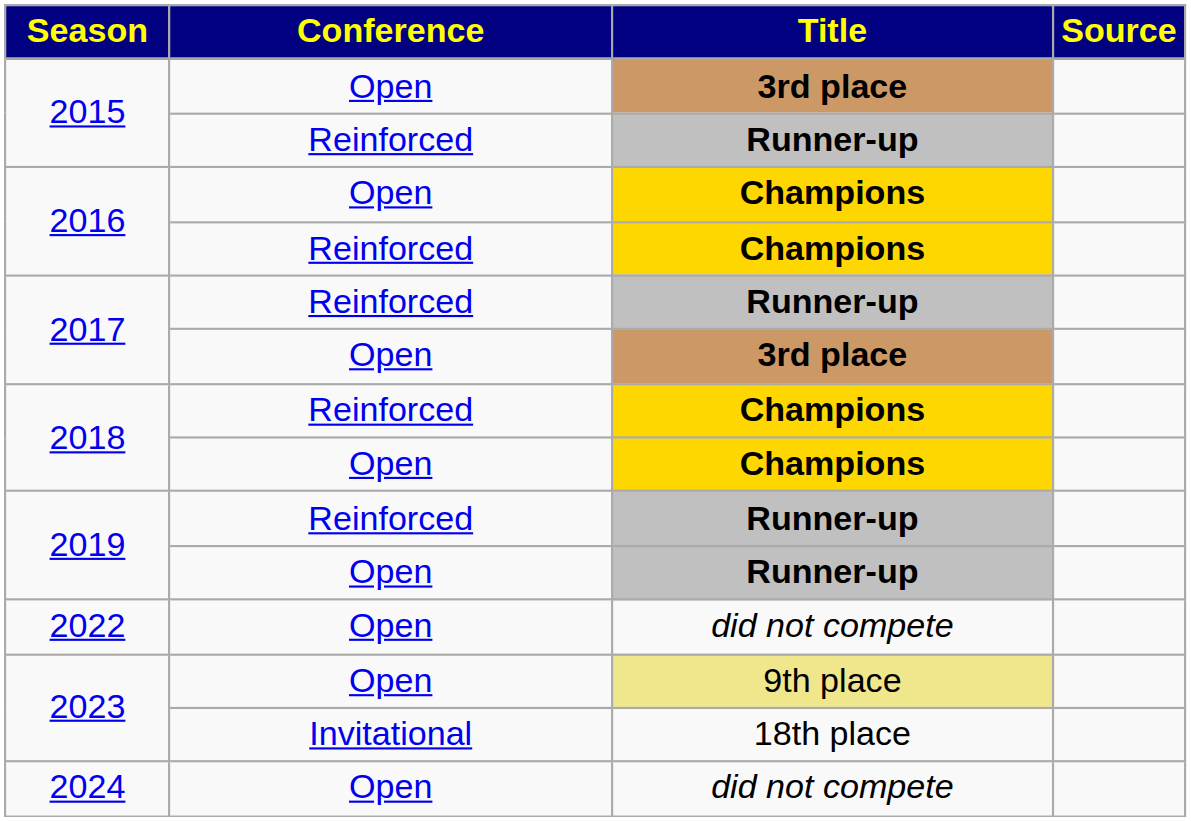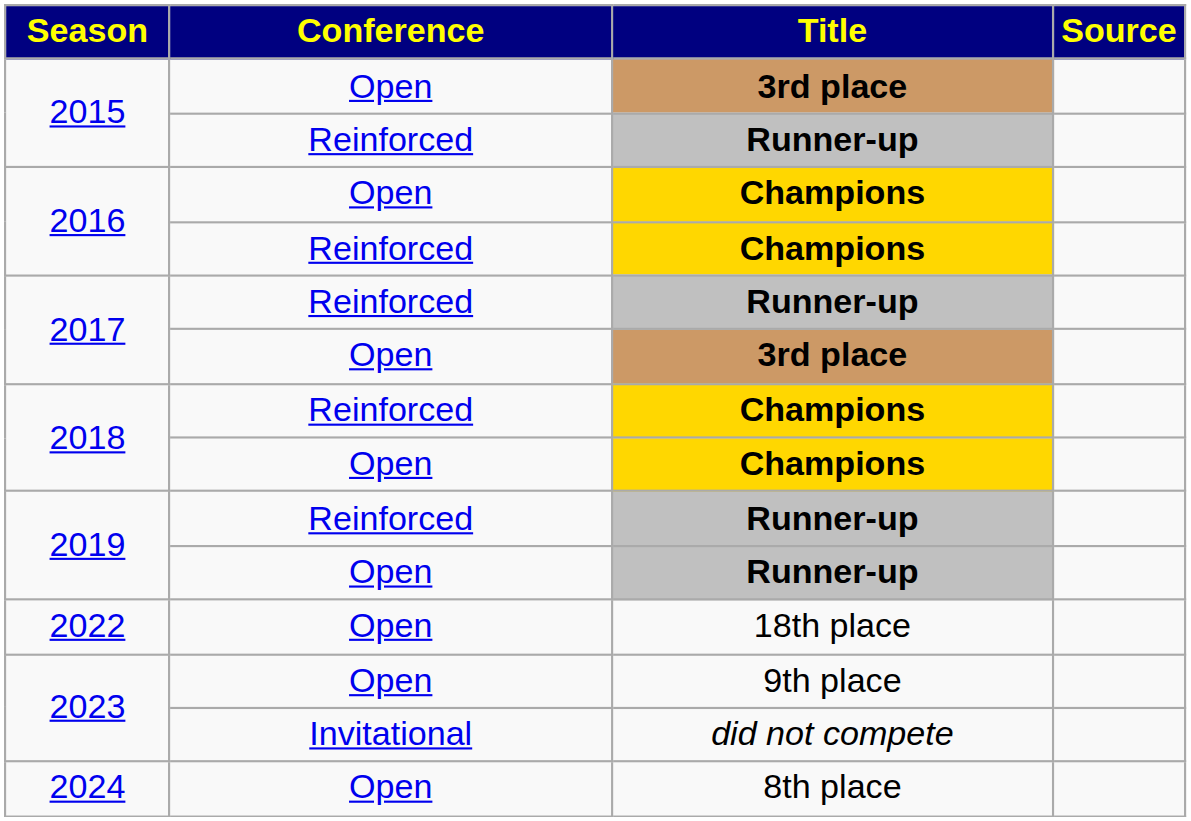(832, 626) did not compete -> (832, 626) 18th place
(832, 680) khaki background -> (832, 680) no background
(832, 734) 18th place -> (832, 734) did not compete
(832, 788) did not compete -> (832, 788) 8th place
